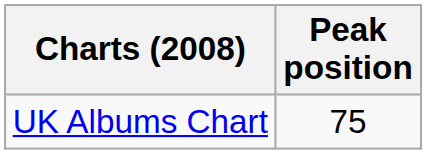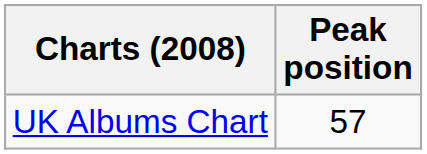(348, 121) 75 -> (348, 121) 57
